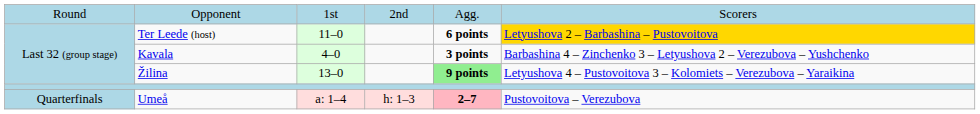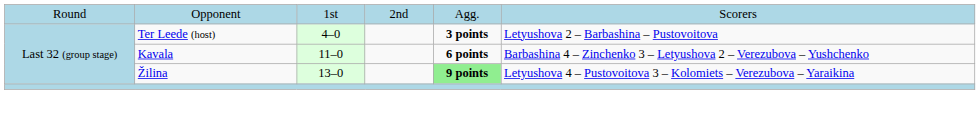(331, 34) 11–0 -> (331, 34) 4–0
(467, 34) 6 points -> (467, 34) 3 points
(611, 34) gold background -> (611, 34) no background
(331, 53) 4–0 -> (331, 53) 11–0
(467, 53) 3 points -> (467, 53) 6 points
- row: (153, 99)
